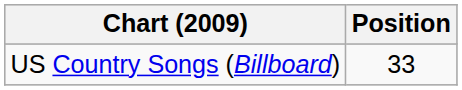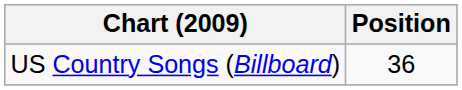(401, 64) 33 -> (401, 64) 36
